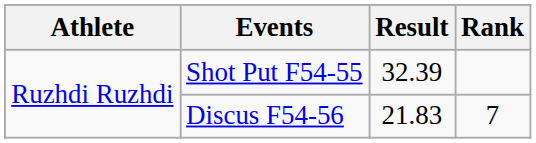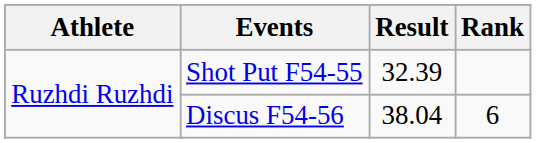(412, 115) 21.83 -> (412, 115) 38.04
(493, 115) 7 -> (493, 115) 6
